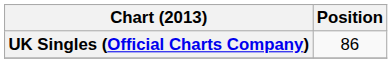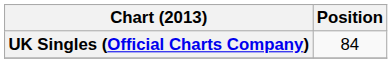(350, 44) 86 -> (350, 44) 84
